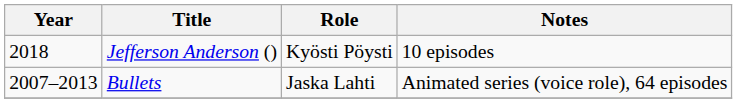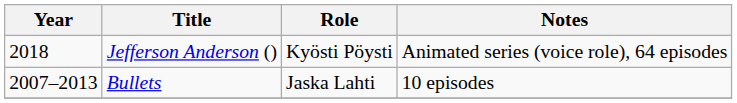(448, 51) 10 episodes -> (565, 51) Animated series (voice role), 64 episodes
(565, 82) Animated series (voice role), 64 episodes -> (448, 82) 10 episodes
